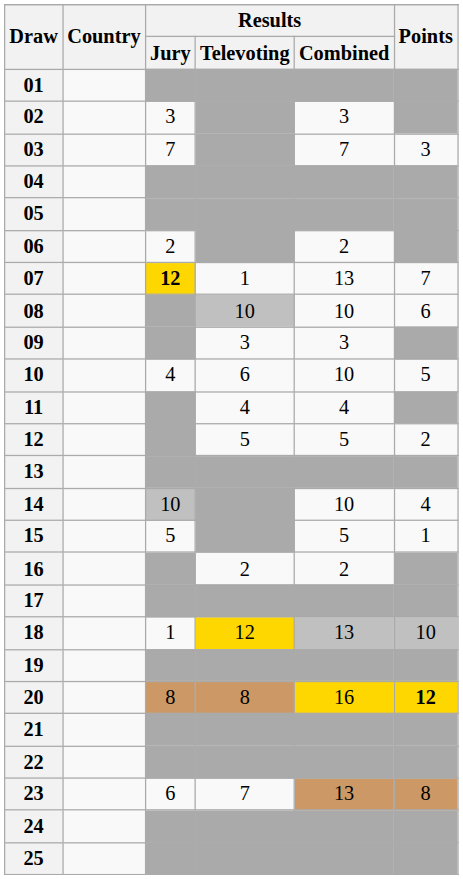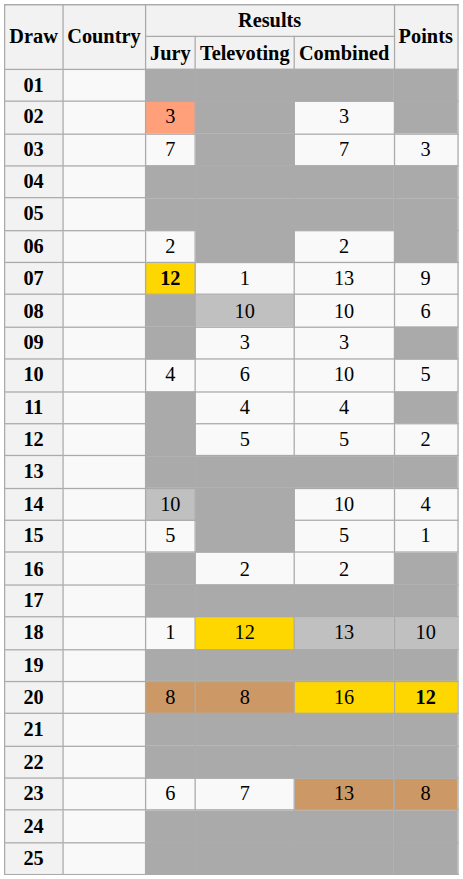(170, 117) no background -> (170, 117) lightsalmon background
(426, 278) 7 -> (426, 278) 9
